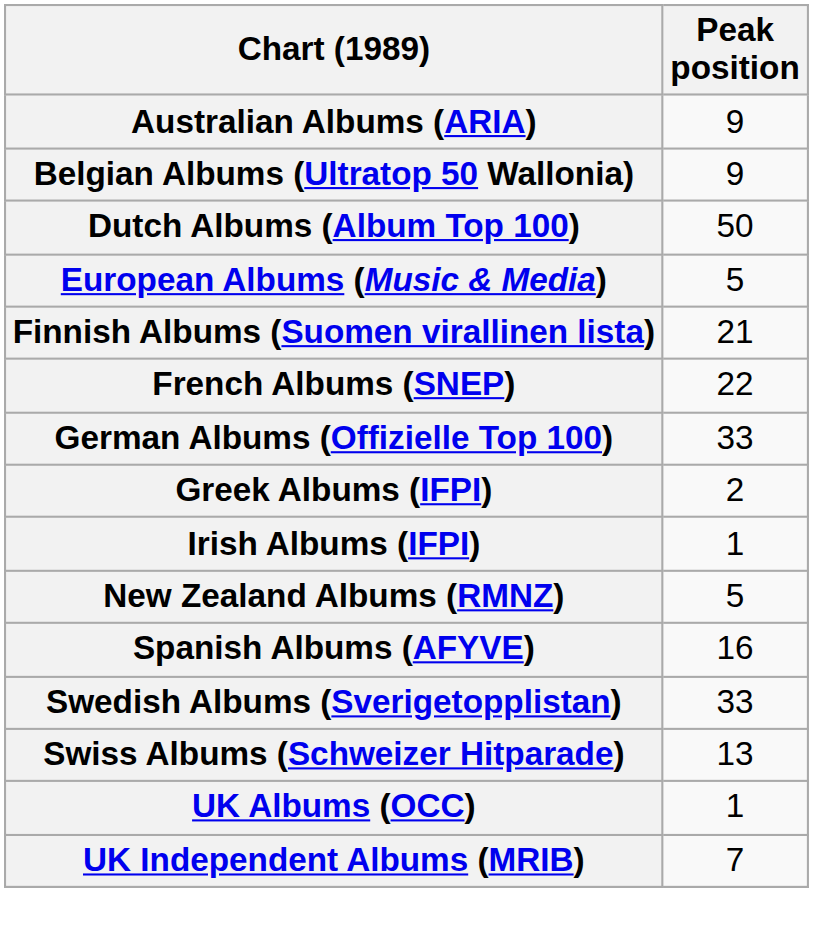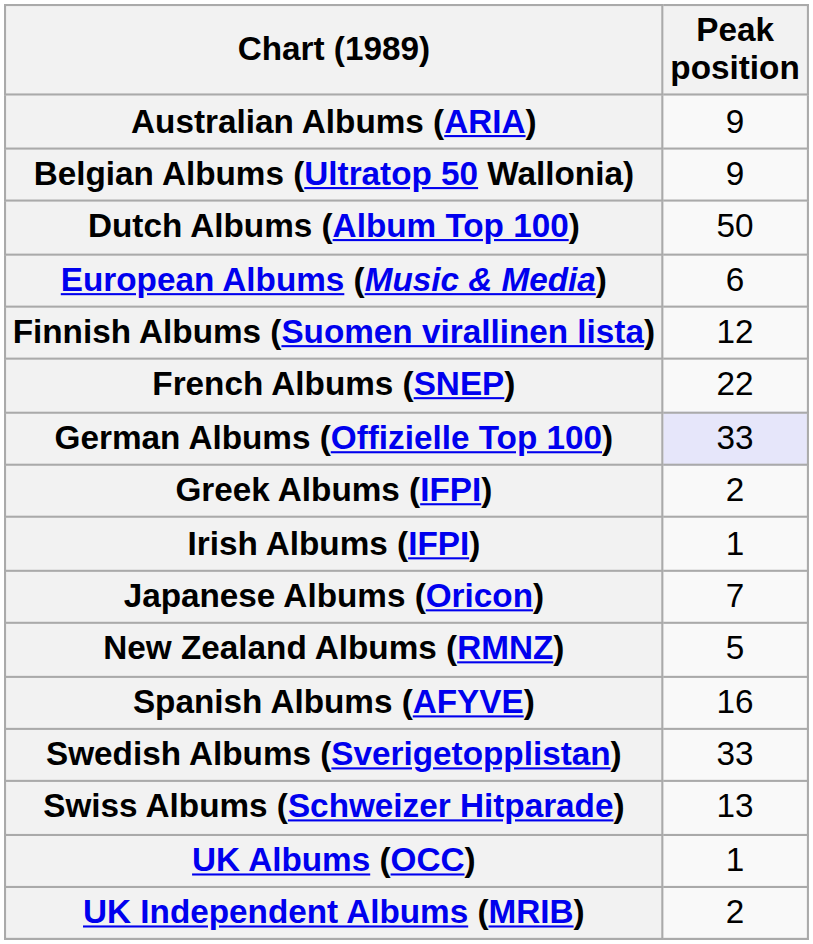(735, 279) 5 -> (735, 279) 6
(735, 332) 21 -> (735, 332) 12
(735, 437) no background -> (735, 437) lavender background
+ row: (334, 596)
(735, 860) 7 -> (735, 912) 2
